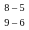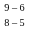rows swapped: (14, 8) <-> (14, 22)
